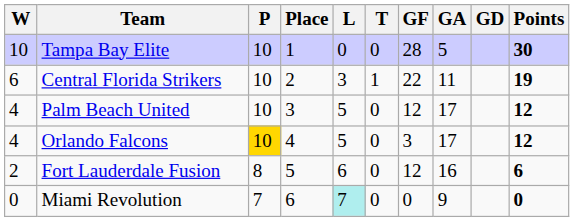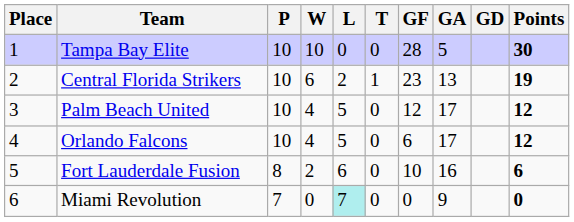columns swapped: (307, 19) <-> (21, 19)
(342, 79) 3 -> (342, 79) 2
(412, 79) 22 -> (412, 79) 23
(447, 79) 11 -> (447, 79) 13
(262, 140) gold background -> (282, 140) no background
(407, 140) 3 -> (407, 140) 6
(412, 170) 12 -> (412, 170) 10
